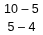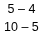rows swapped: (21, 26) <-> (21, 9)
